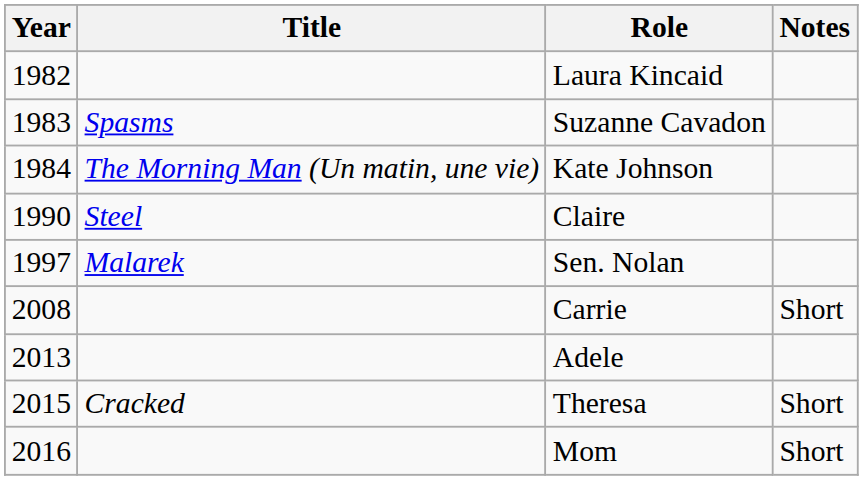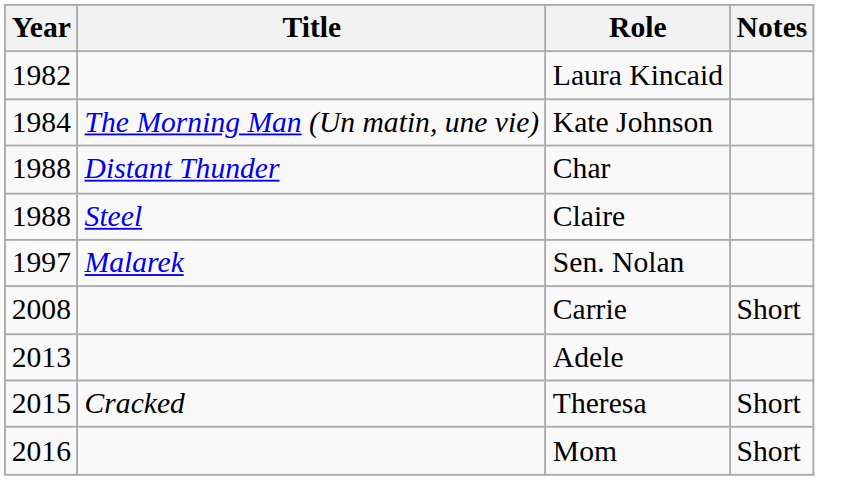- row: (659, 121)
+ row: (582, 168)
(41, 215) 1990 -> (41, 215) 1988
